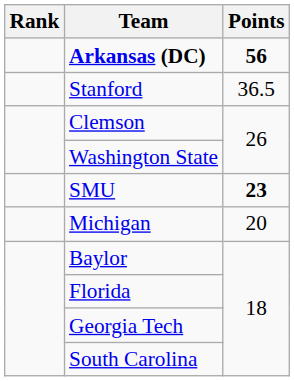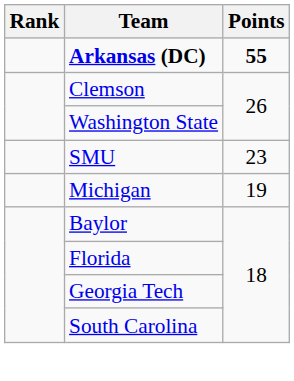(256, 55) 56 -> (256, 55) 55
- row: (106, 88)
(256, 190) bold -> (256, 156) normal
(256, 223) 20 -> (256, 190) 19
